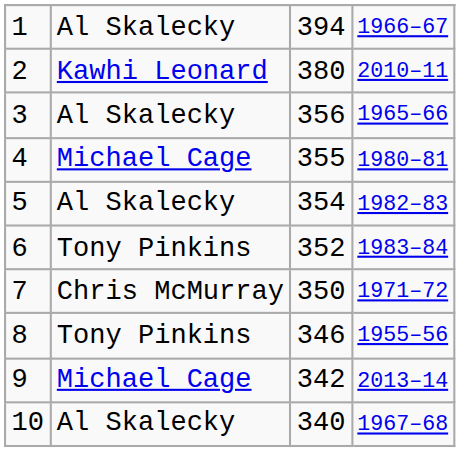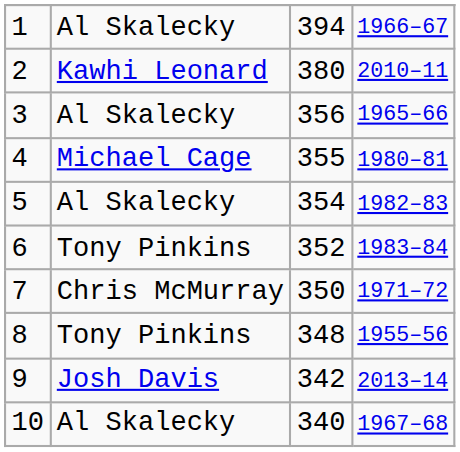(321, 336) 346 -> (321, 336) 348
(154, 380) Michael Cage -> (138, 380) Josh Davis
